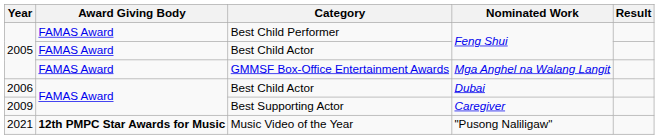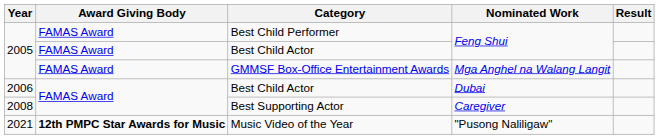(20, 106) 2009 -> (20, 106) 2008
